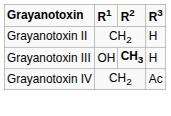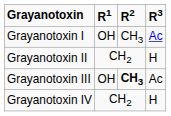+ row: (46, 37)
(153, 58) H -> (156, 79) Ac
(156, 79) Ac -> (153, 100) H
